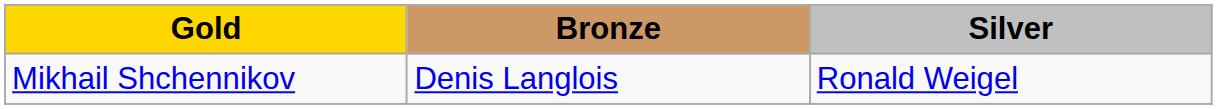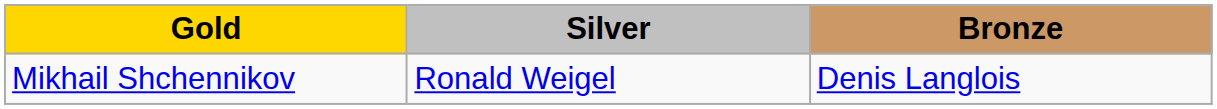columns swapped: (1011, 29) <-> (608, 29)
